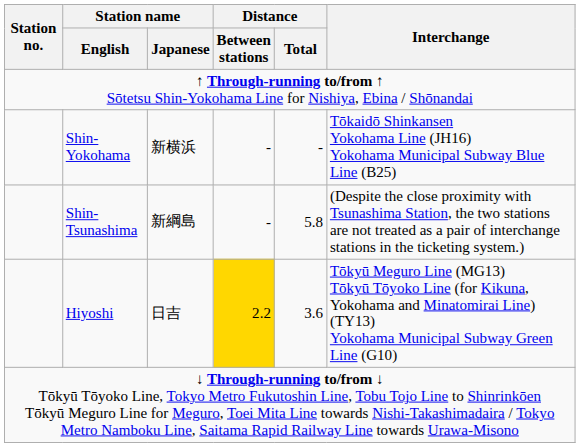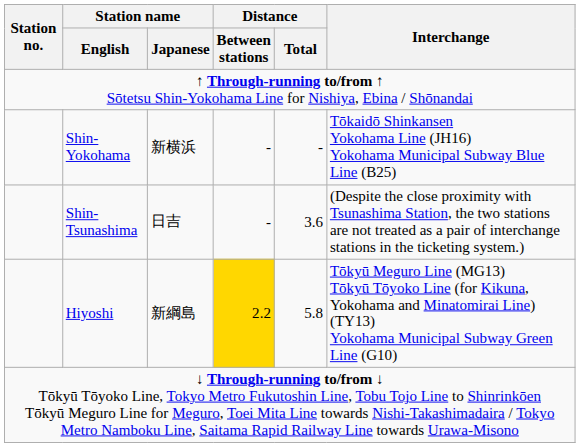(174, 221) 新綱島 -> (166, 221) 日吉
(314, 221) 5.8 -> (314, 221) 3.6
(166, 312) 日吉 -> (174, 312) 新綱島
(314, 313) 3.6 -> (314, 313) 5.8
